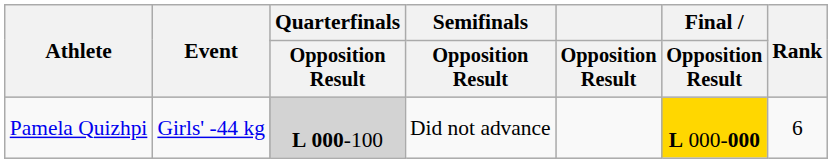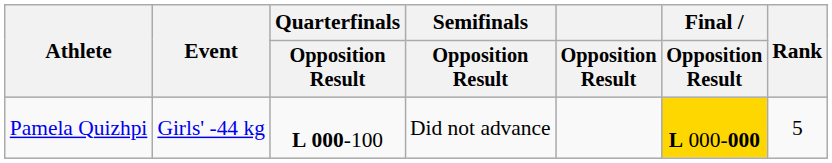(337, 140) lightgrey background -> (337, 140) no background
(797, 127) 6 -> (797, 127) 5
